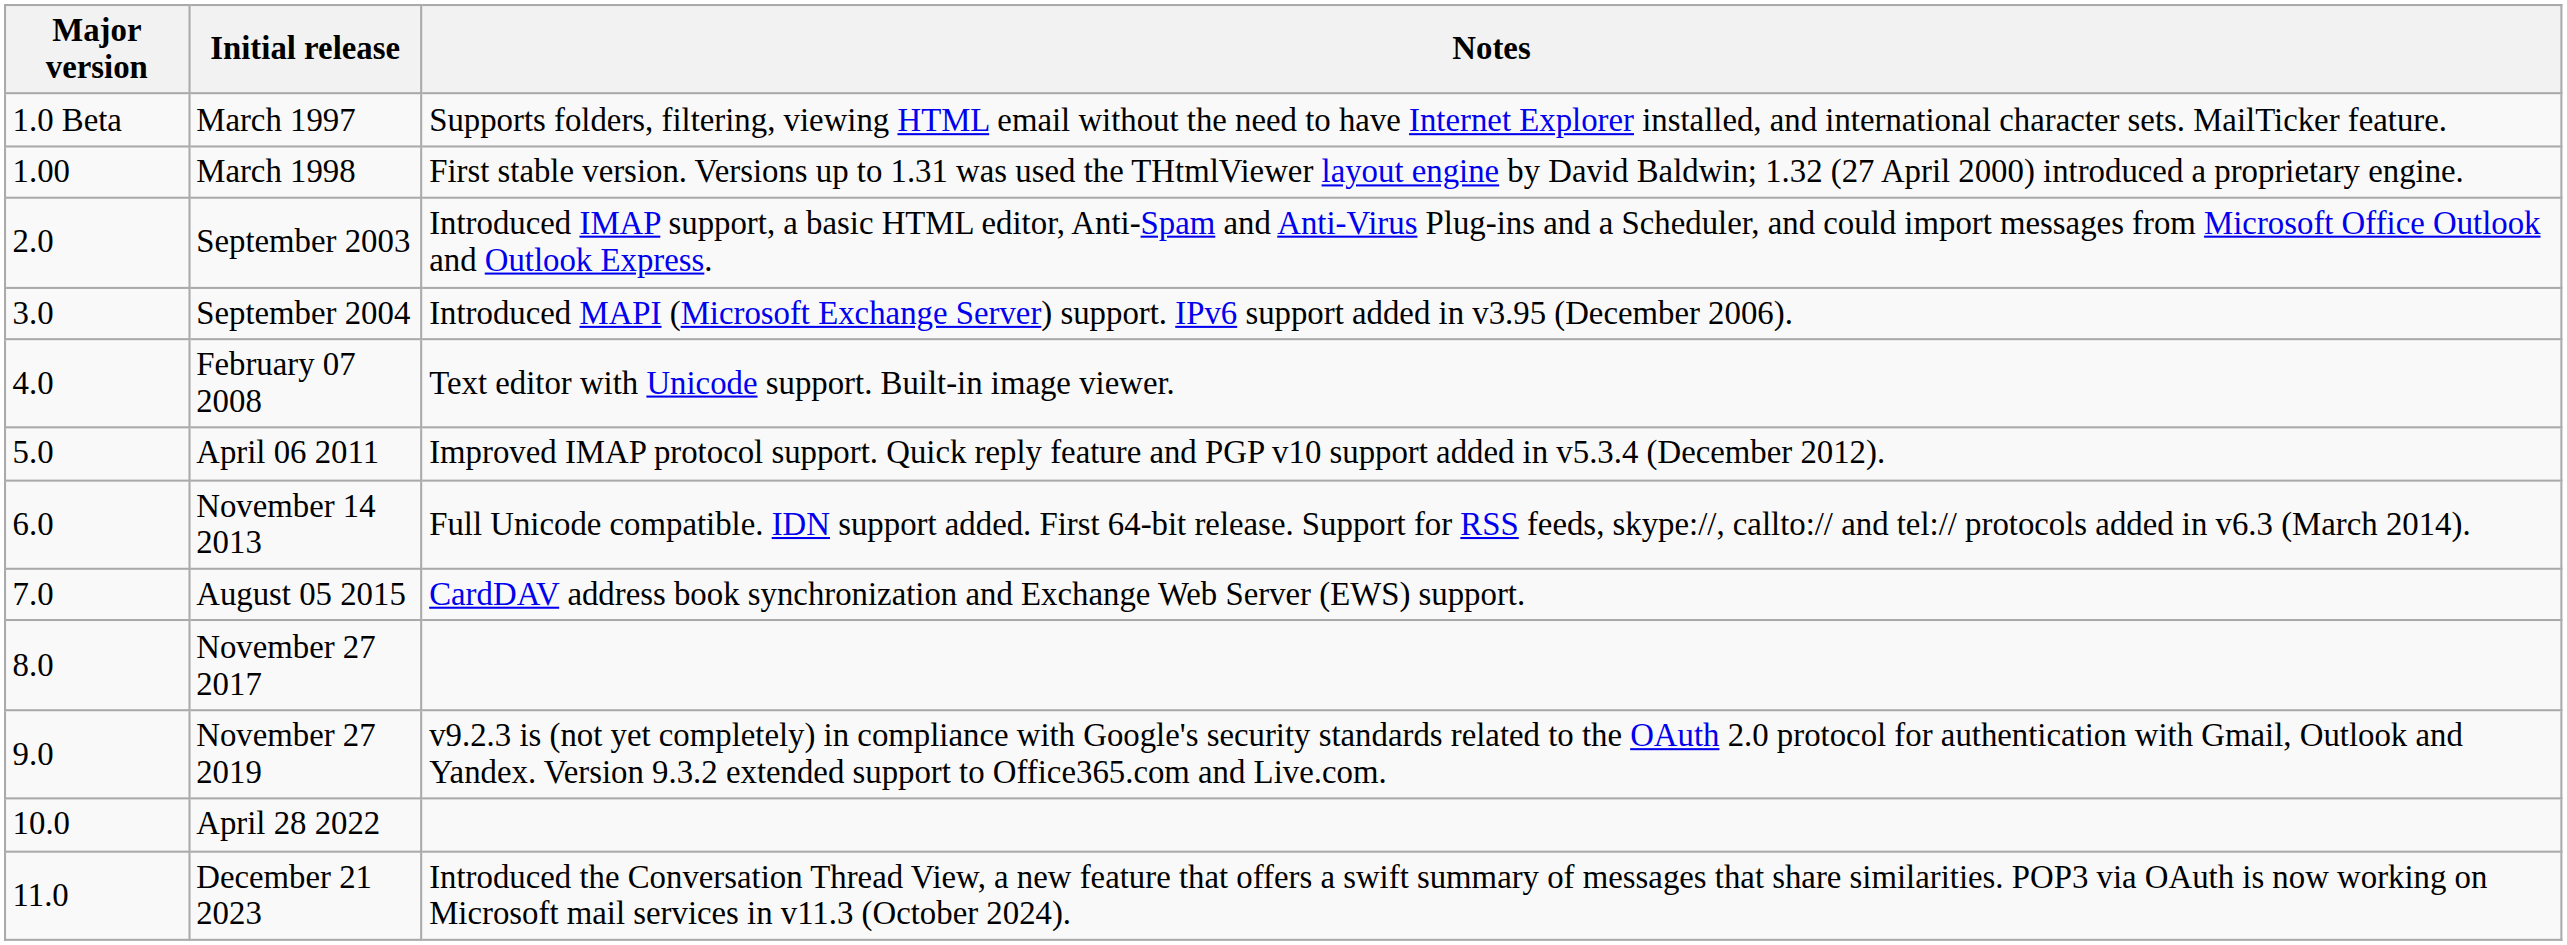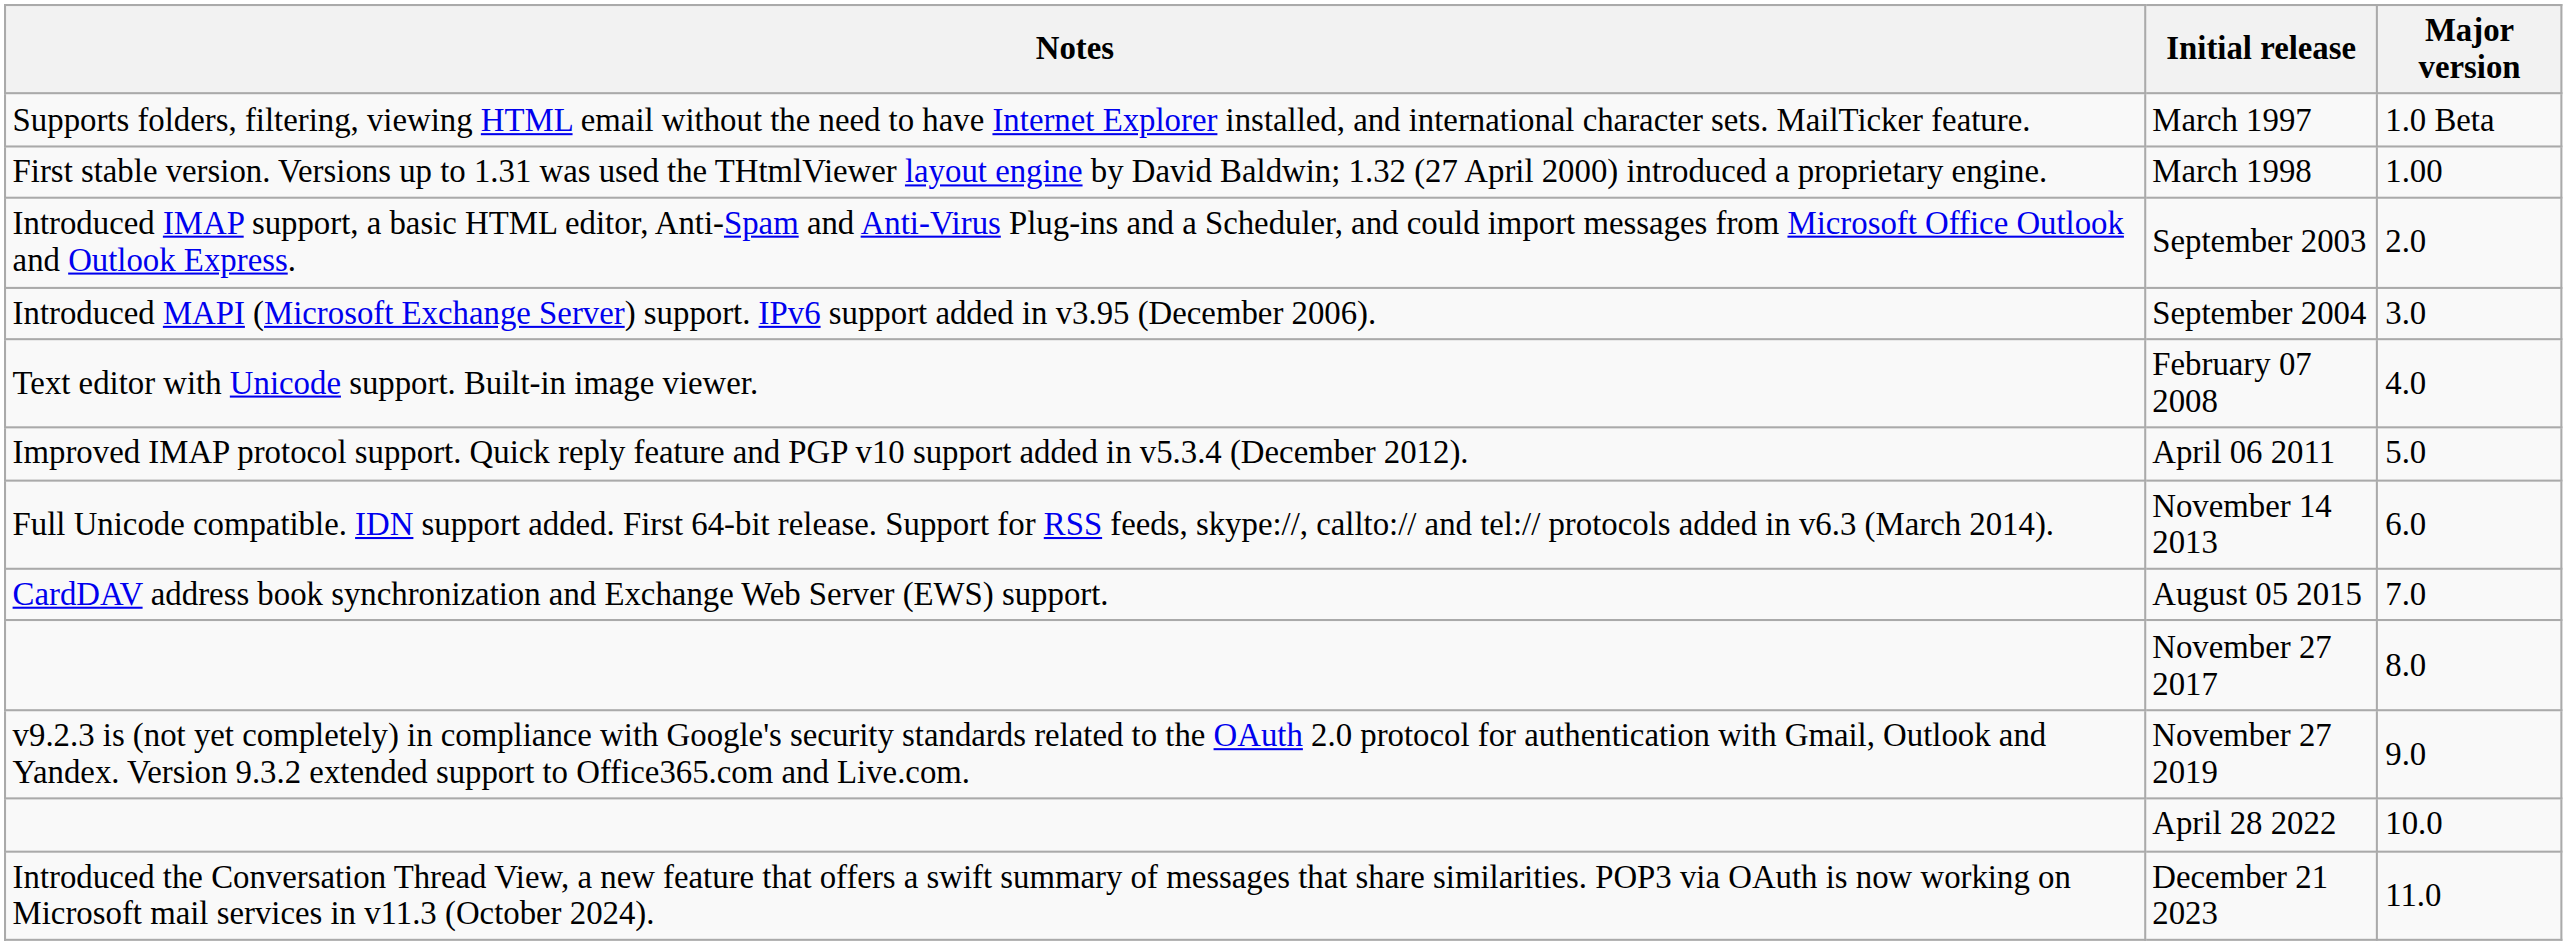columns swapped: (97, 48) <-> (1491, 48)
